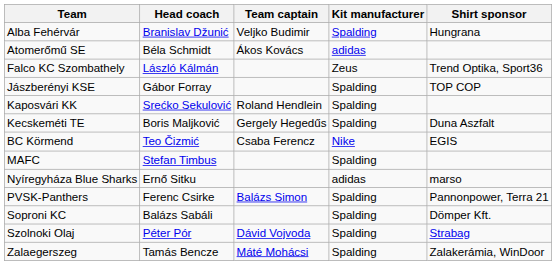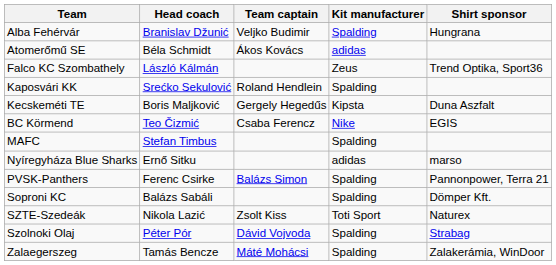- row: (51, 87)
(354, 123) Spalding -> (348, 105) Kipsta
+ row: (46, 215)
